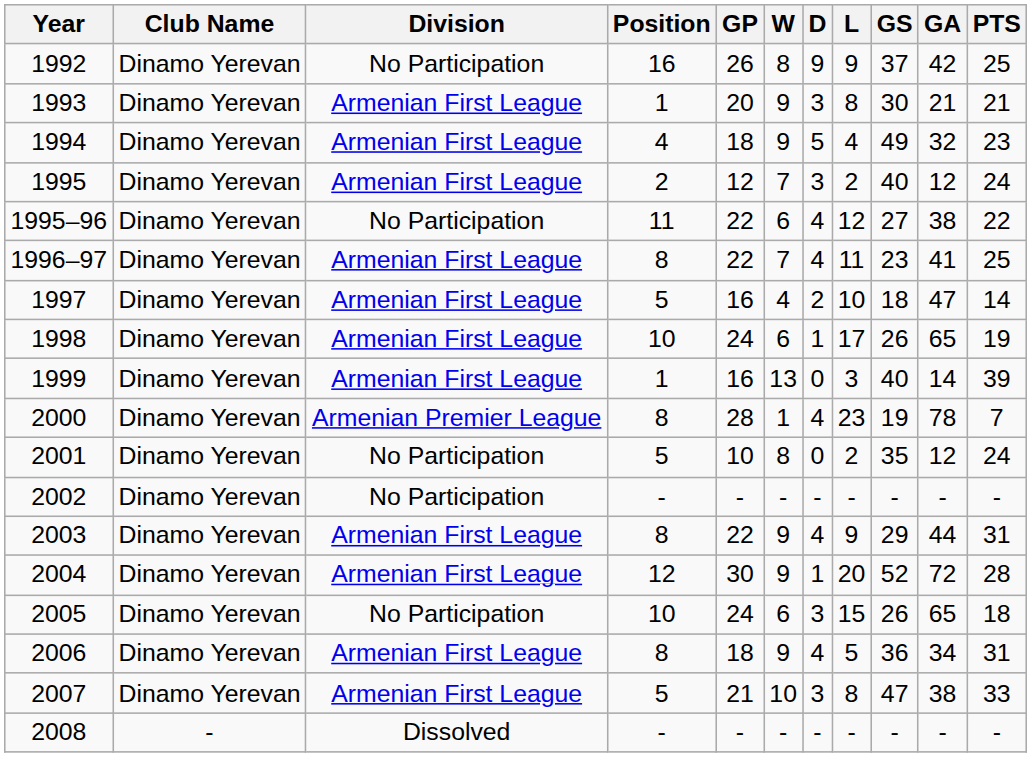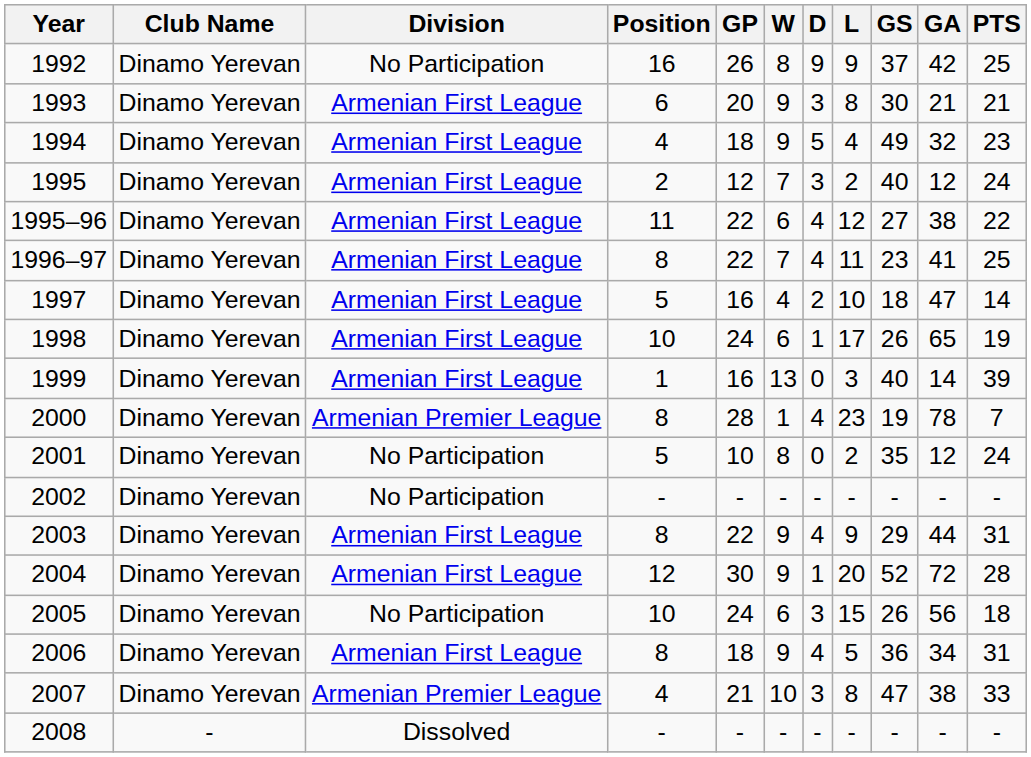(662, 102) 1 -> (662, 102) 6
(457, 220) No Participation -> (457, 220) Armenian First League
(943, 614) 65 -> (943, 614) 56
(457, 692) Armenian First League -> (457, 692) Armenian Premier League
(662, 692) 5 -> (662, 692) 4
